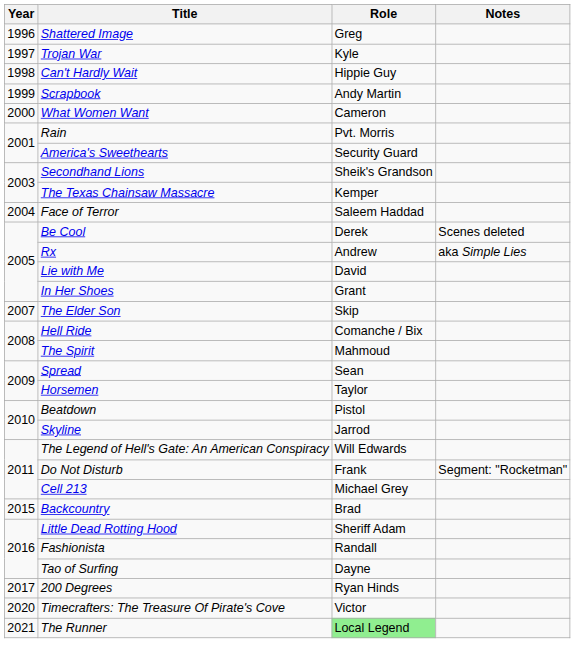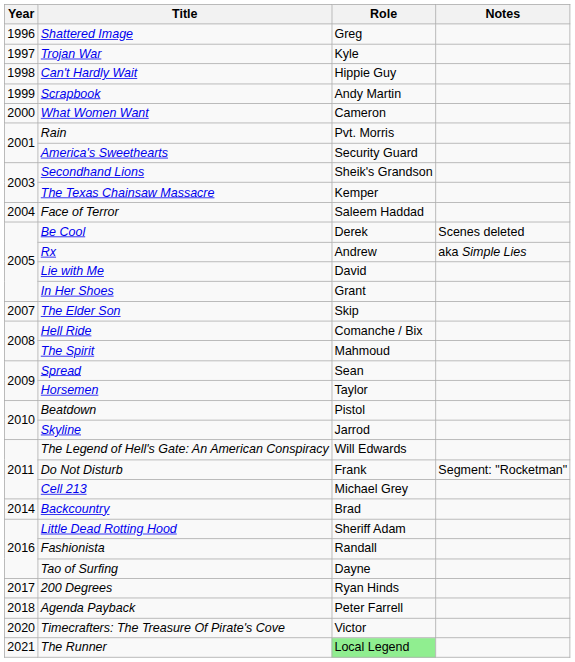(21, 509) 2015 -> (21, 509) 2014
+ row: (88, 608)
